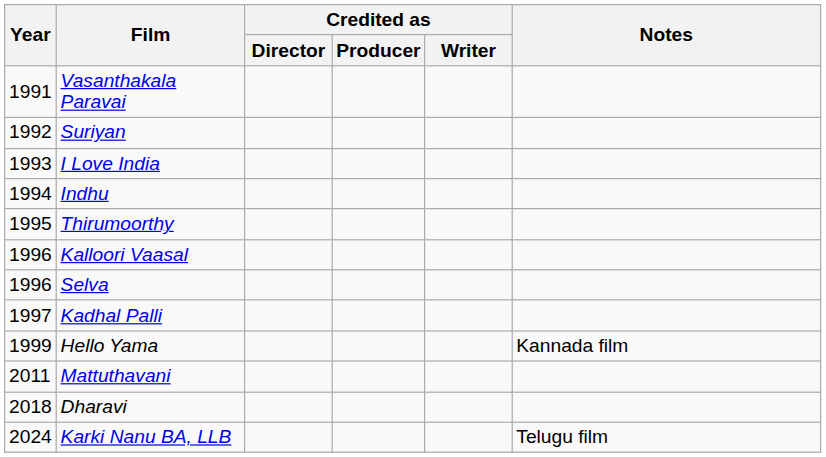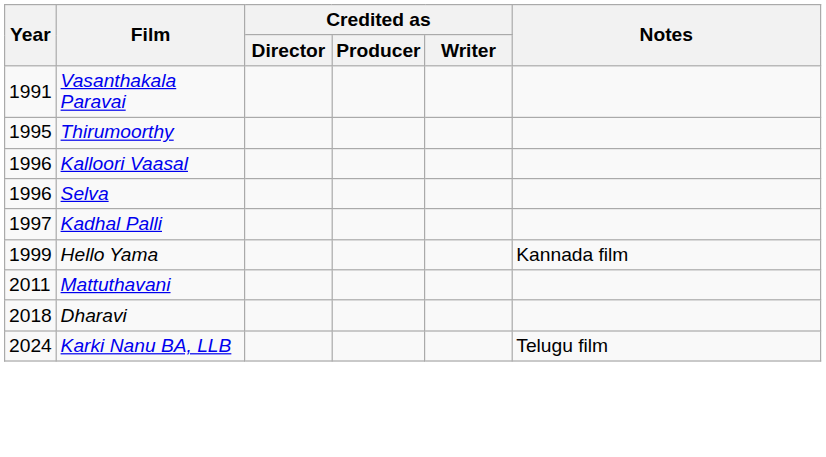- row: (93, 132)
- row: (110, 163)
- row: (85, 193)
